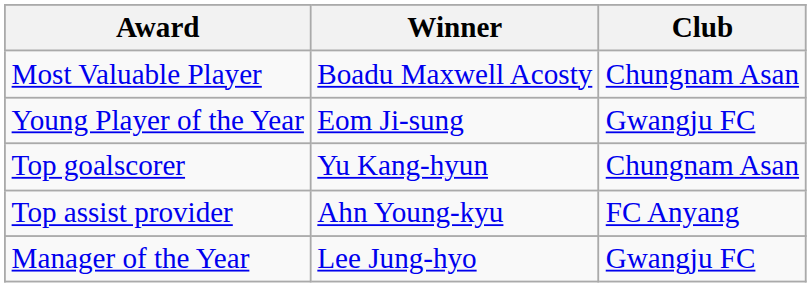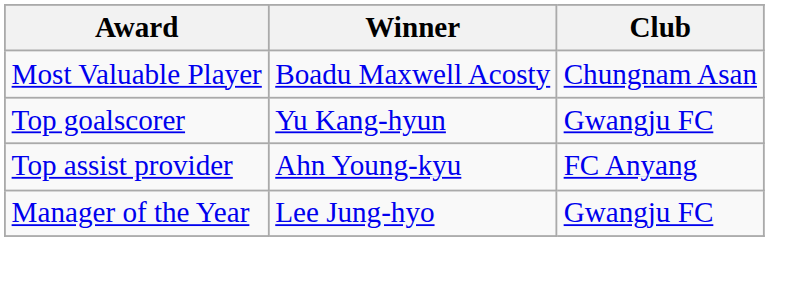- row: (158, 119)
(702, 166) Chungnam Asan -> (638, 119) Gwangju FC
